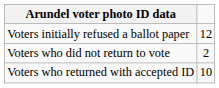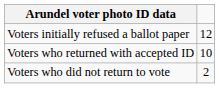rows swapped: (101, 72) <-> (89, 53)
